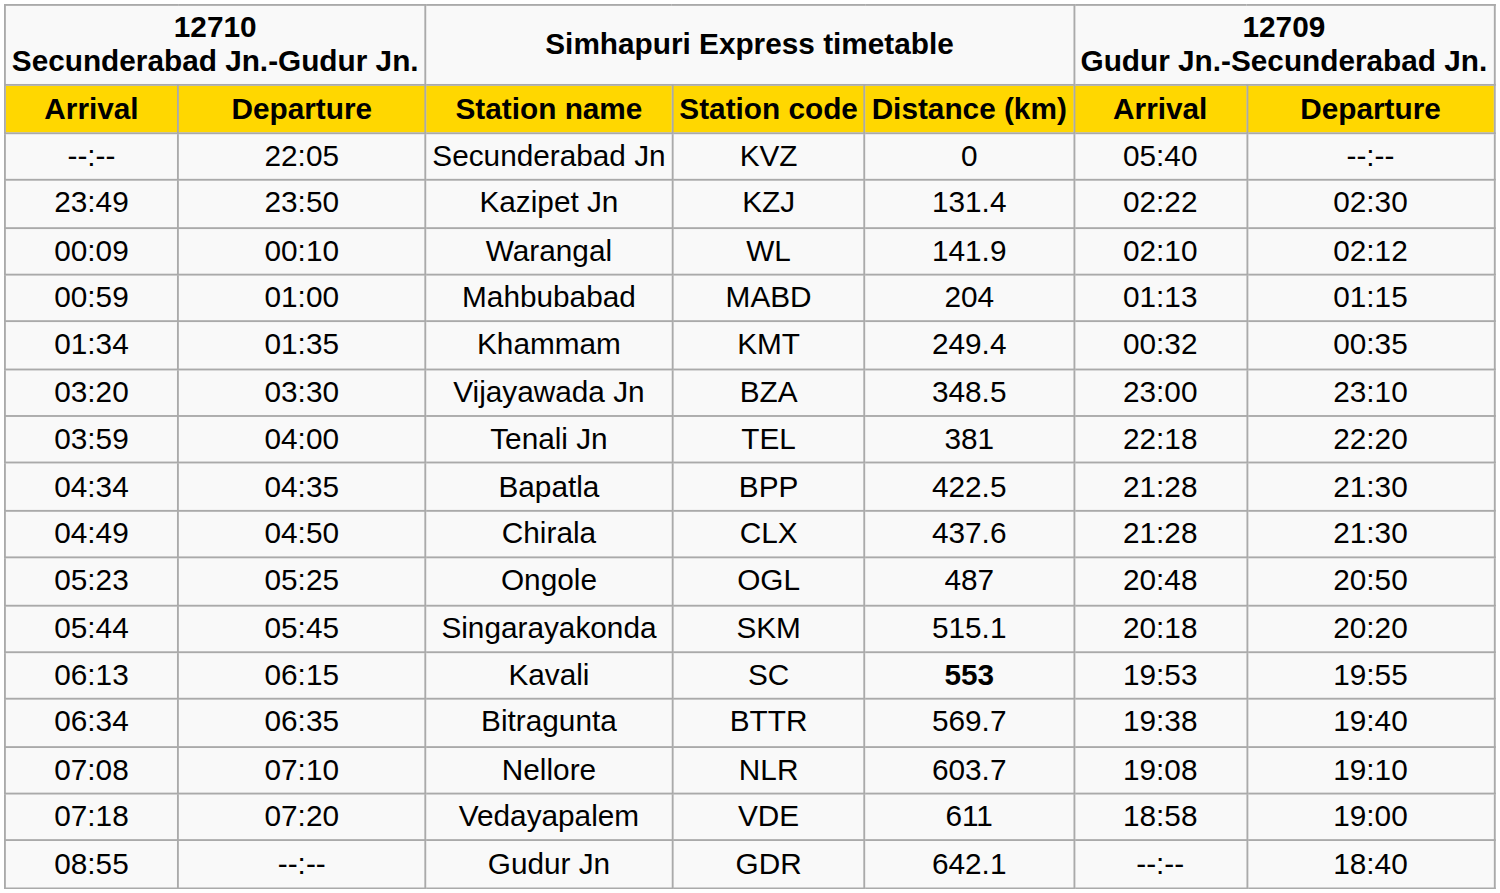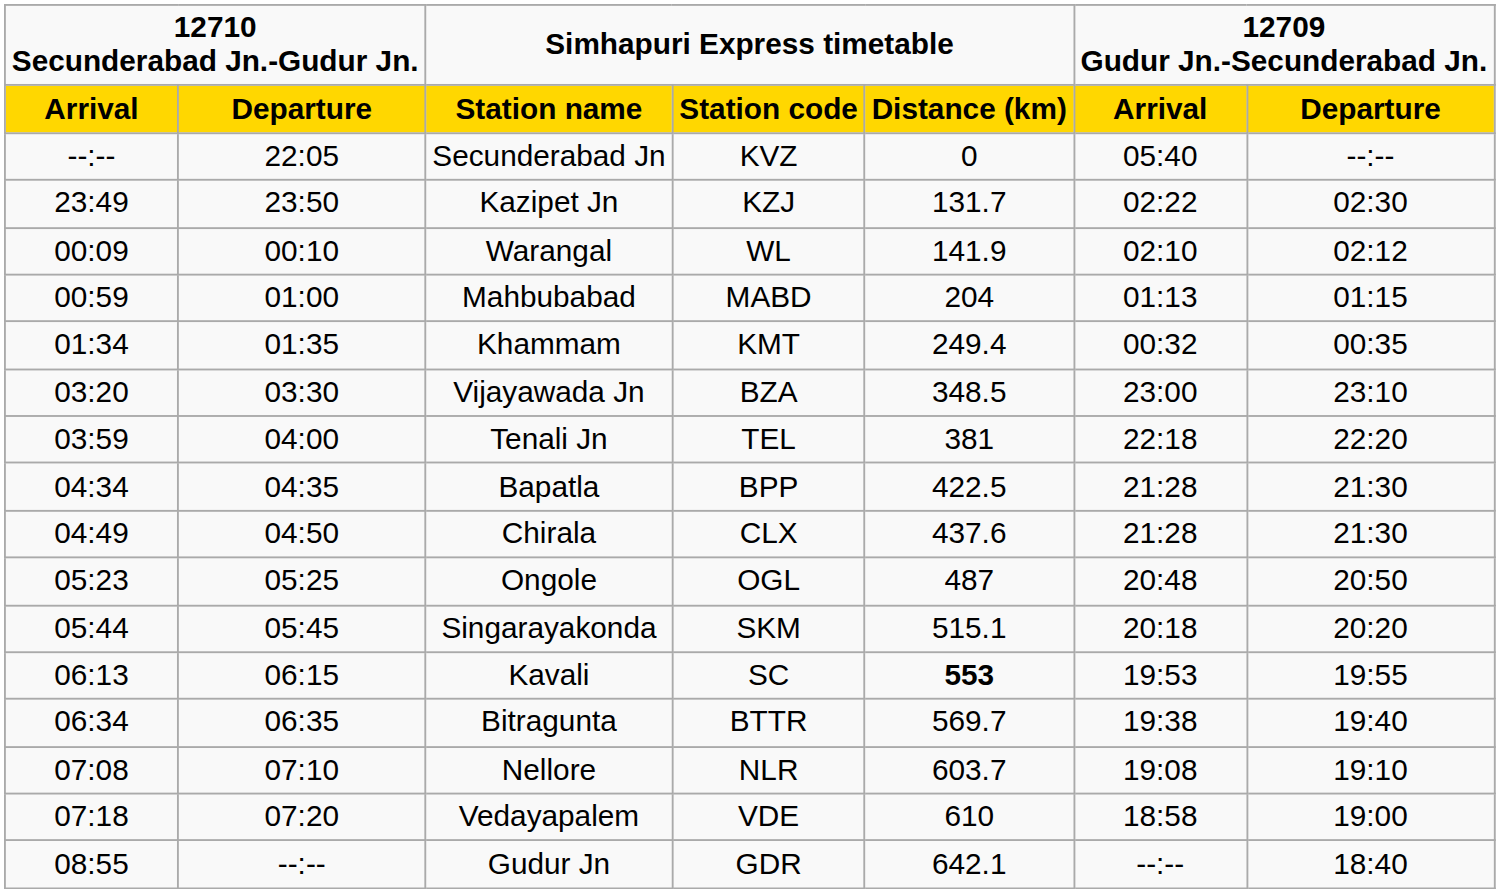(969, 203) 131.4 -> (969, 203) 131.7
(969, 816) 611 -> (969, 816) 610
